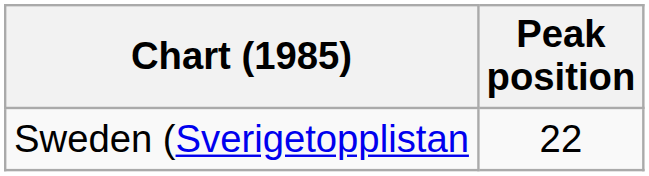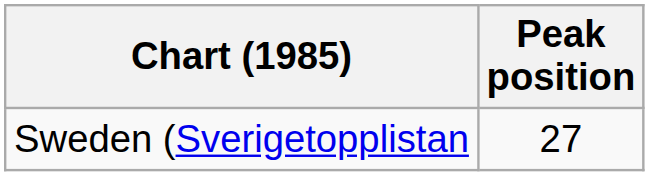(561, 138) 22 -> (561, 138) 27
